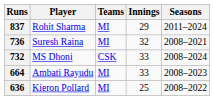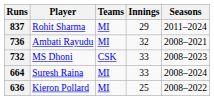(58, 42) Suresh Raina -> (63, 42) Ambati Rayudu
(185, 57) 2008–2024 -> (185, 57) 2008–2023
(63, 73) Ambati Rayudu -> (58, 73) Suresh Raina
(185, 73) 2008–2023 -> (185, 73) 2008–2024
